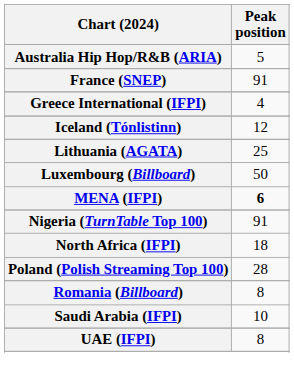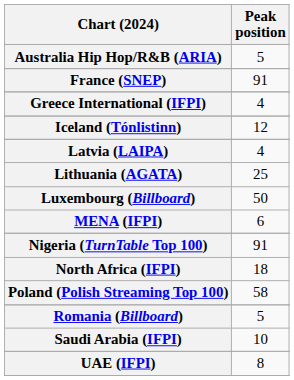+ row: (118, 151)
(260, 198) bold -> (260, 221) normal
(260, 269) 28 -> (260, 292) 58
(260, 292) 8 -> (260, 316) 5
